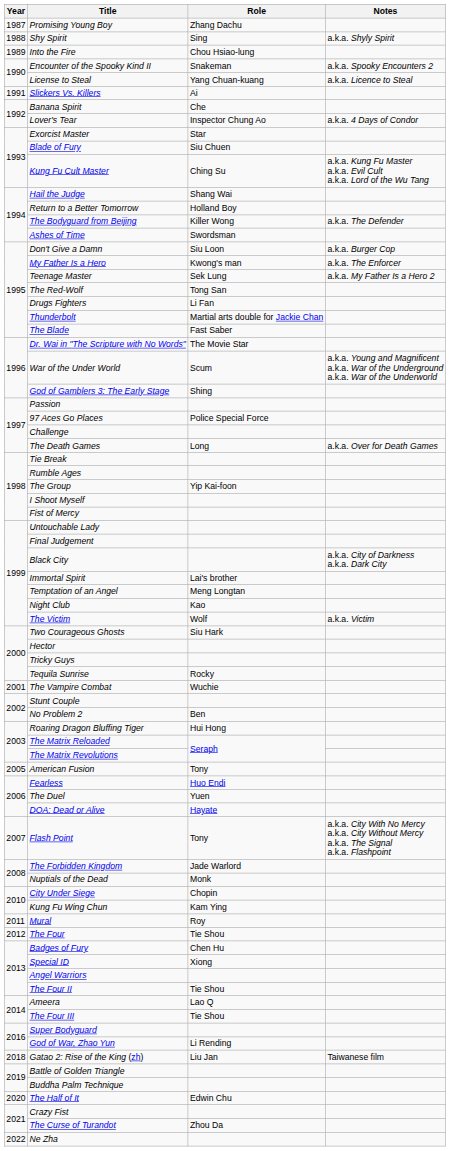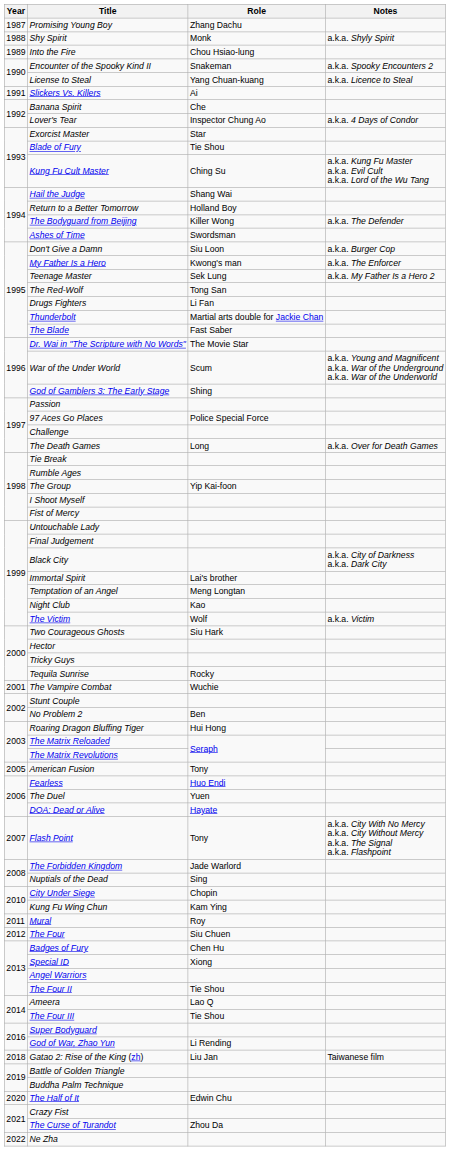(199, 39) Sing -> (201, 39) Monk
(210, 148) Siu Chuen -> (207, 148) Tie Shou
(201, 880) Monk -> (199, 880) Sing
(207, 935) Tie Shou -> (210, 935) Siu Chuen
